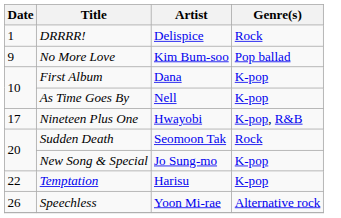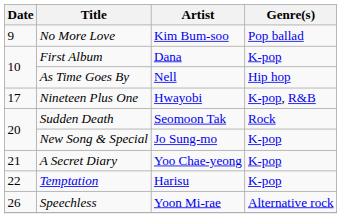- row: (63, 35)
(252, 98) K-pop -> (269, 77) Hip hop
+ row: (78, 160)
